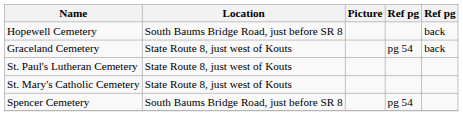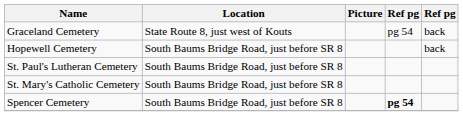rows swapped: (53, 48) <-> (52, 31)
(218, 66) State Route 8, just west of Kouts -> (244, 66) South Baums Bridge Road, just before SR 8
(218, 84) State Route 8, just west of Kouts -> (244, 84) South Baums Bridge Road, just before SR 8
(400, 102) normal -> (400, 102) bold
